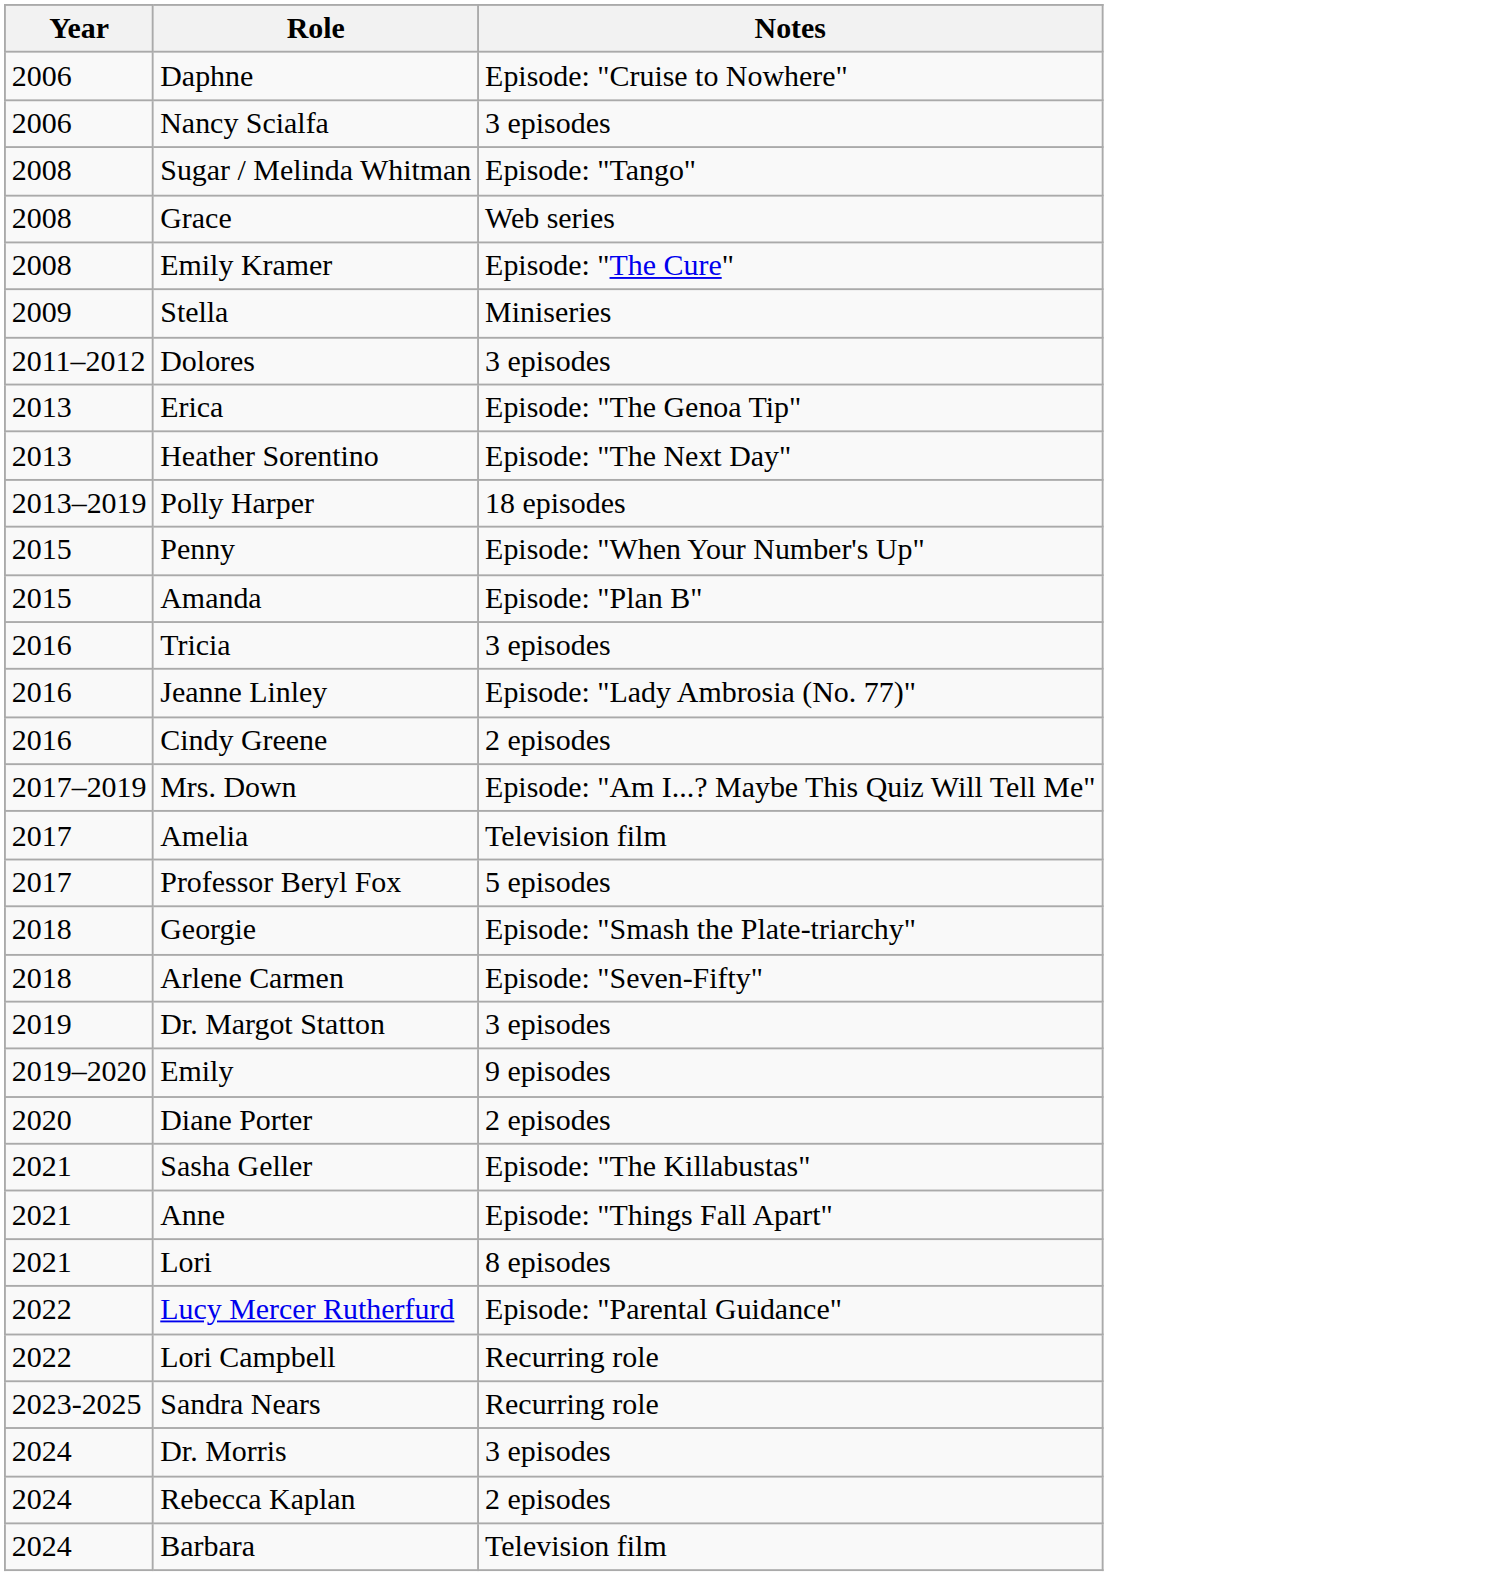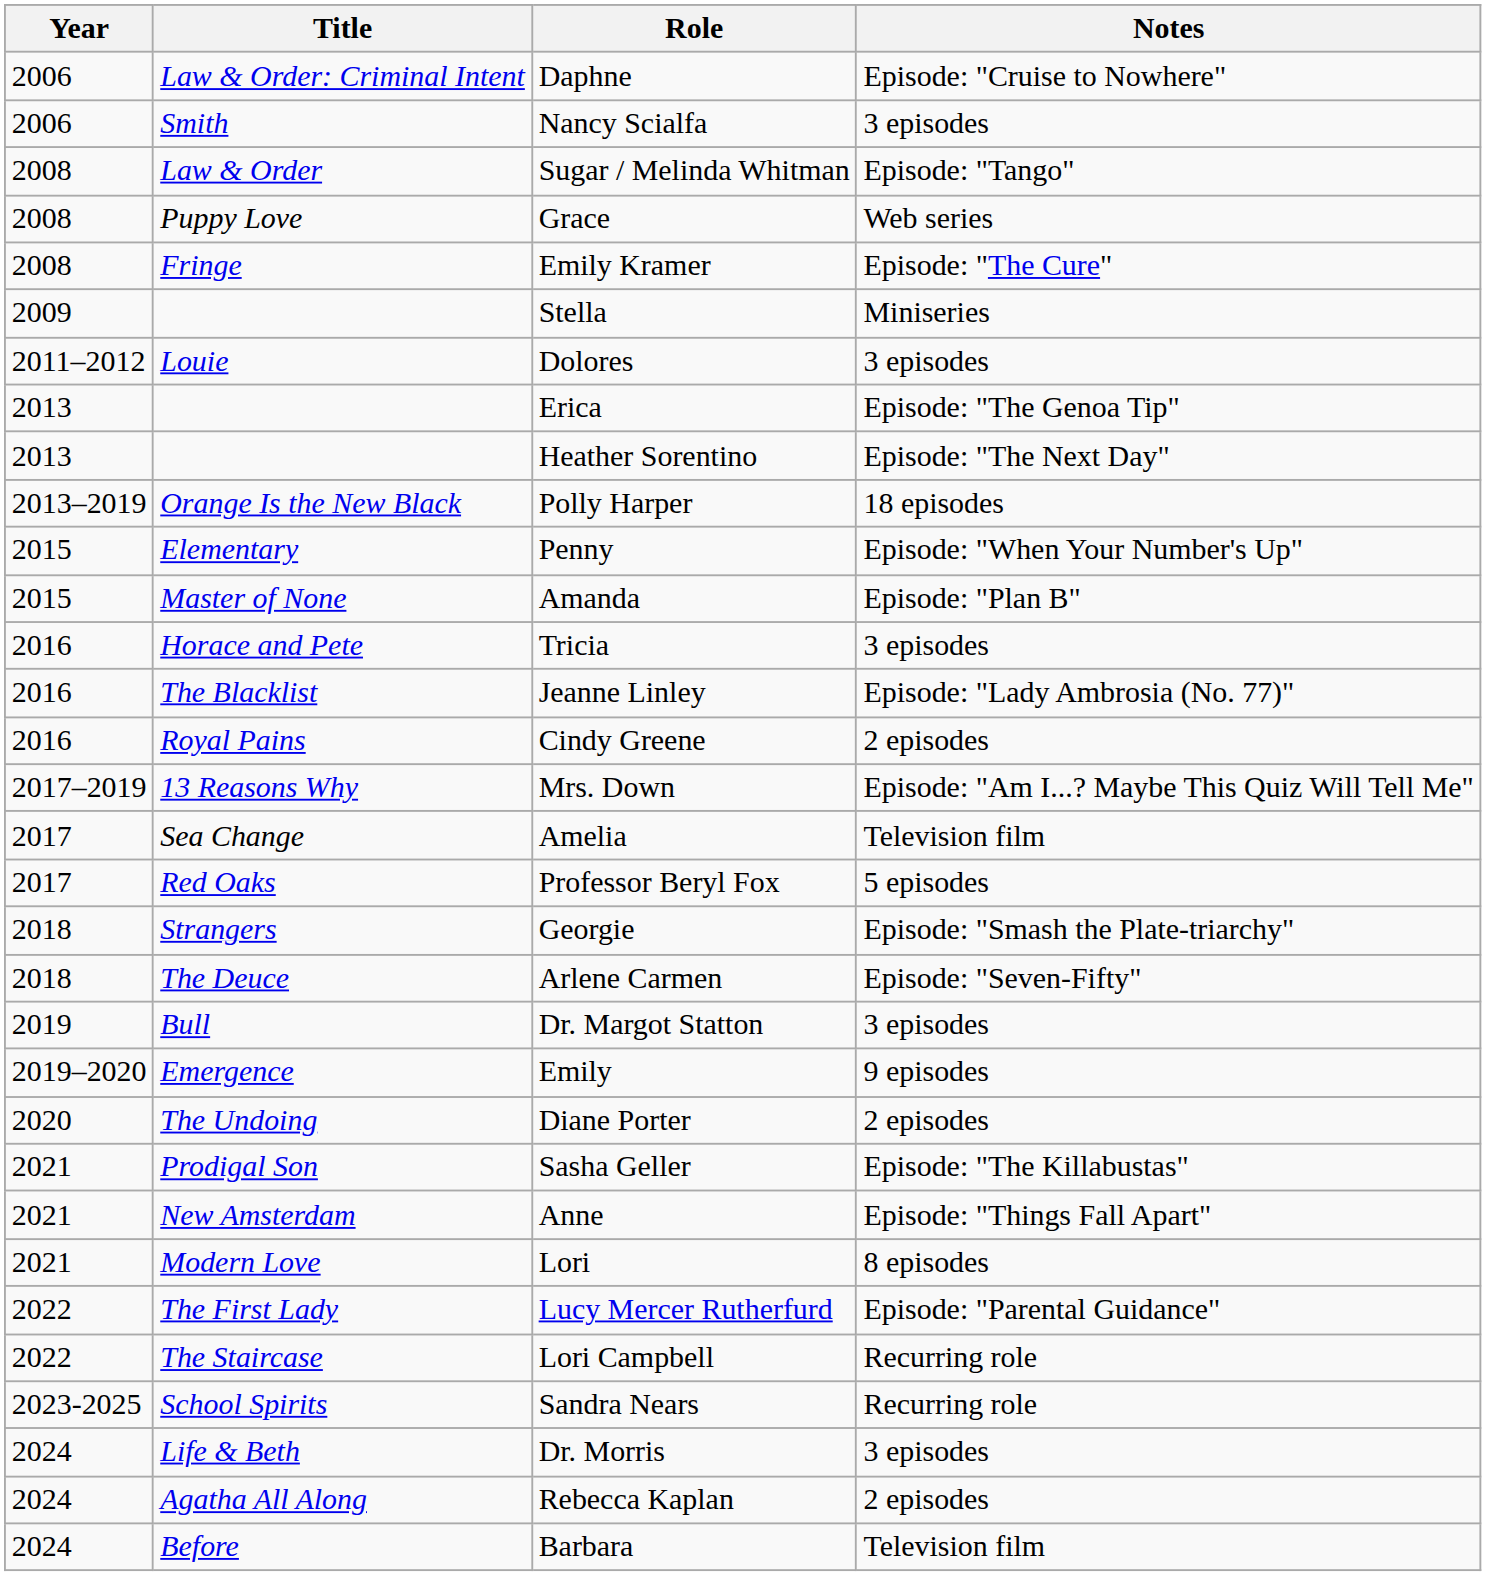+ column: (343, 28)
